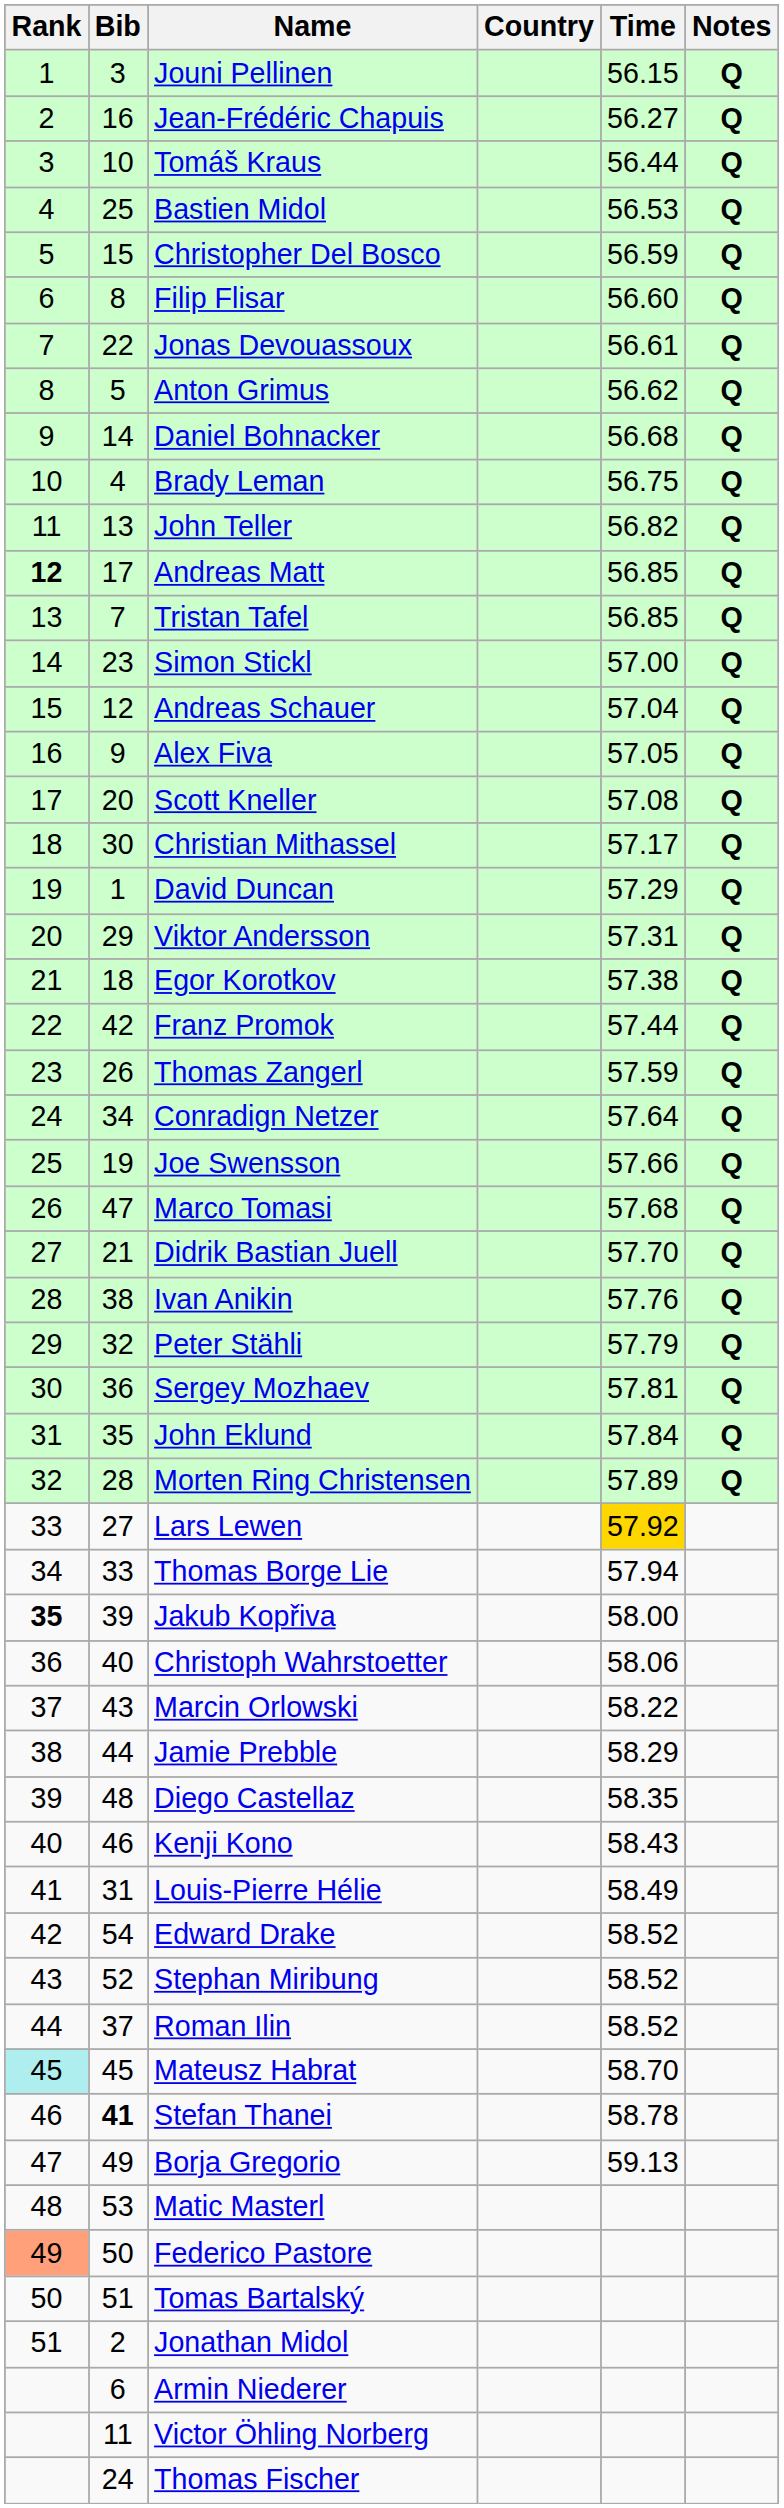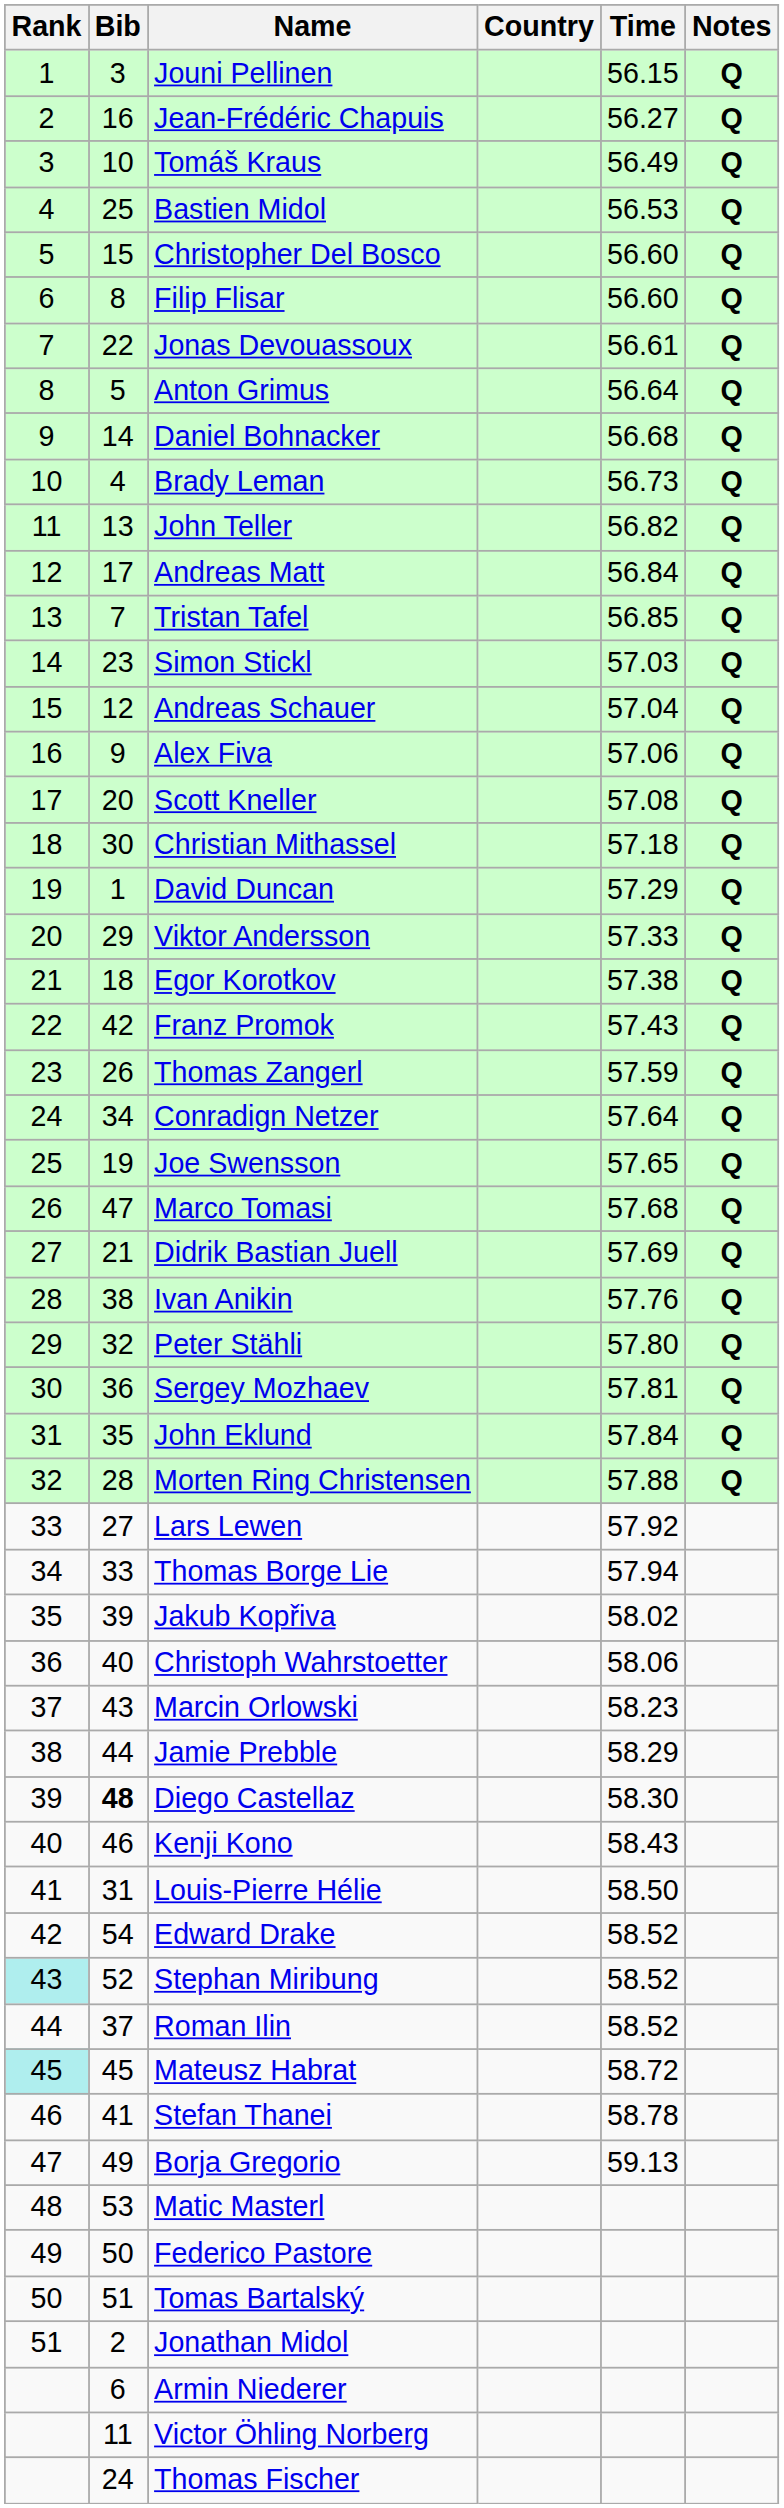(643, 163) 56.44 -> (643, 163) 56.49
(643, 254) 56.59 -> (643, 254) 56.60
(643, 390) 56.62 -> (643, 390) 56.64
(643, 481) 56.75 -> (643, 481) 56.73
(46, 572) bold -> (46, 572) normal
(643, 572) 56.85 -> (643, 572) 56.84
(643, 663) 57.00 -> (643, 663) 57.03
(643, 753) 57.05 -> (643, 753) 57.06
(643, 844) 57.17 -> (643, 844) 57.18
(643, 935) 57.31 -> (643, 935) 57.33
(643, 1026) 57.44 -> (643, 1026) 57.43
(643, 1162) 57.66 -> (643, 1162) 57.65
(643, 1253) 57.70 -> (643, 1253) 57.69
(643, 1344) 57.79 -> (643, 1344) 57.80
(643, 1480) 57.89 -> (643, 1480) 57.88
(643, 1526) gold background -> (643, 1526) no background
(46, 1616) bold -> (46, 1616) normal
(643, 1616) 58.00 -> (643, 1616) 58.02
(643, 1707) 58.22 -> (643, 1707) 58.23
(118, 1798) normal -> (118, 1798) bold
(643, 1798) 58.35 -> (643, 1798) 58.30
(643, 1889) 58.49 -> (643, 1889) 58.50
(46, 1980) no background -> (46, 1980) paleturquoise background
(643, 2071) 58.70 -> (643, 2071) 58.72
(118, 2116) bold -> (118, 2116) normal
(46, 2252) lightsalmon background -> (46, 2252) no background
